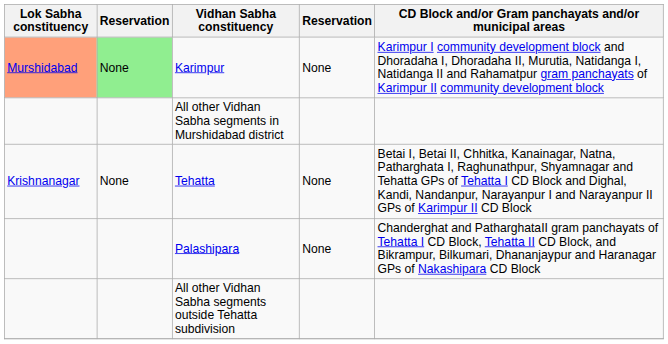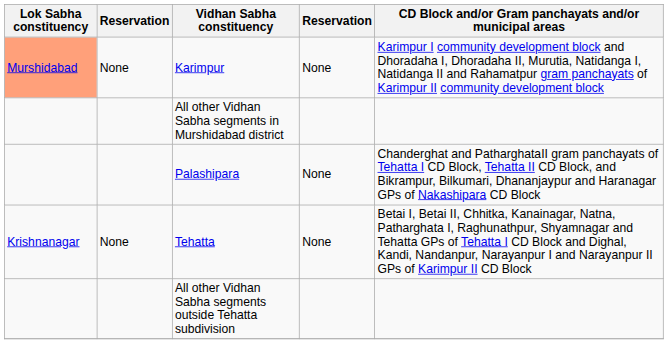(114, 67) lightgreen background -> (114, 67) no background
rows swapped: (195, 181) <-> (207, 248)
